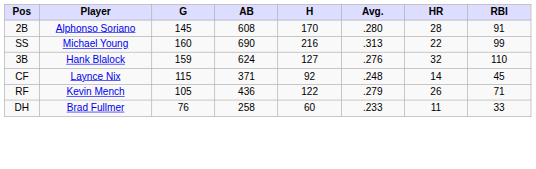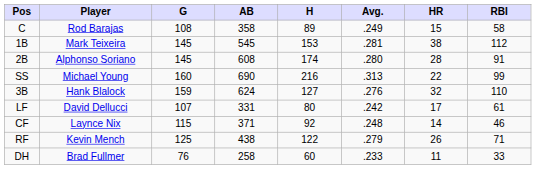+ row: (22, 28)
+ row: (22, 44)
(310, 28) 170 -> (310, 60) 174
+ row: (22, 108)
(499, 76) 45 -> (499, 124) 46
(183, 92) 105 -> (183, 140) 125
(246, 92) 436 -> (246, 140) 438
